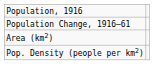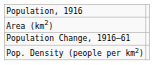rows swapped: (68, 24) <-> (30, 38)
